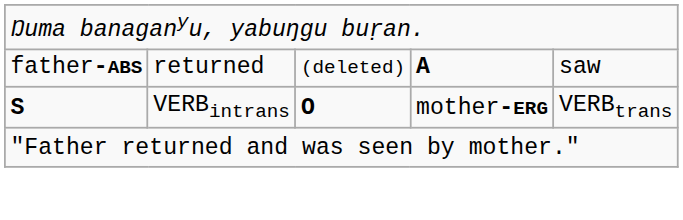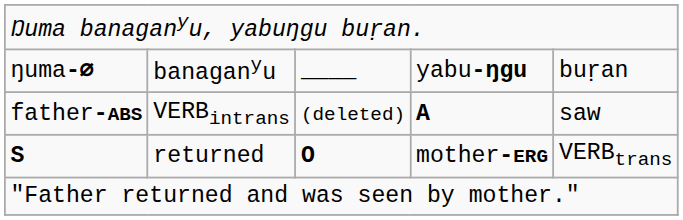+ row: (52, 71)
(209, 67) returned -> (222, 113) VERBintrans
(222, 107) VERBintrans -> (209, 156) returned
